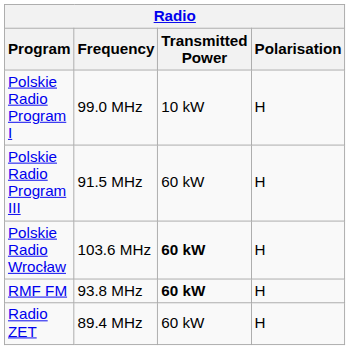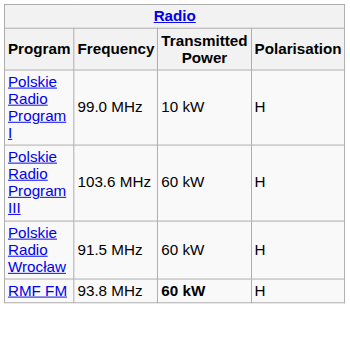(110, 182) 91.5 MHz -> (114, 182) 103.6 MHz
(114, 249) 103.6 MHz -> (110, 249) 91.5 MHz
(183, 249) bold -> (183, 249) normal
- row: (28, 323)
